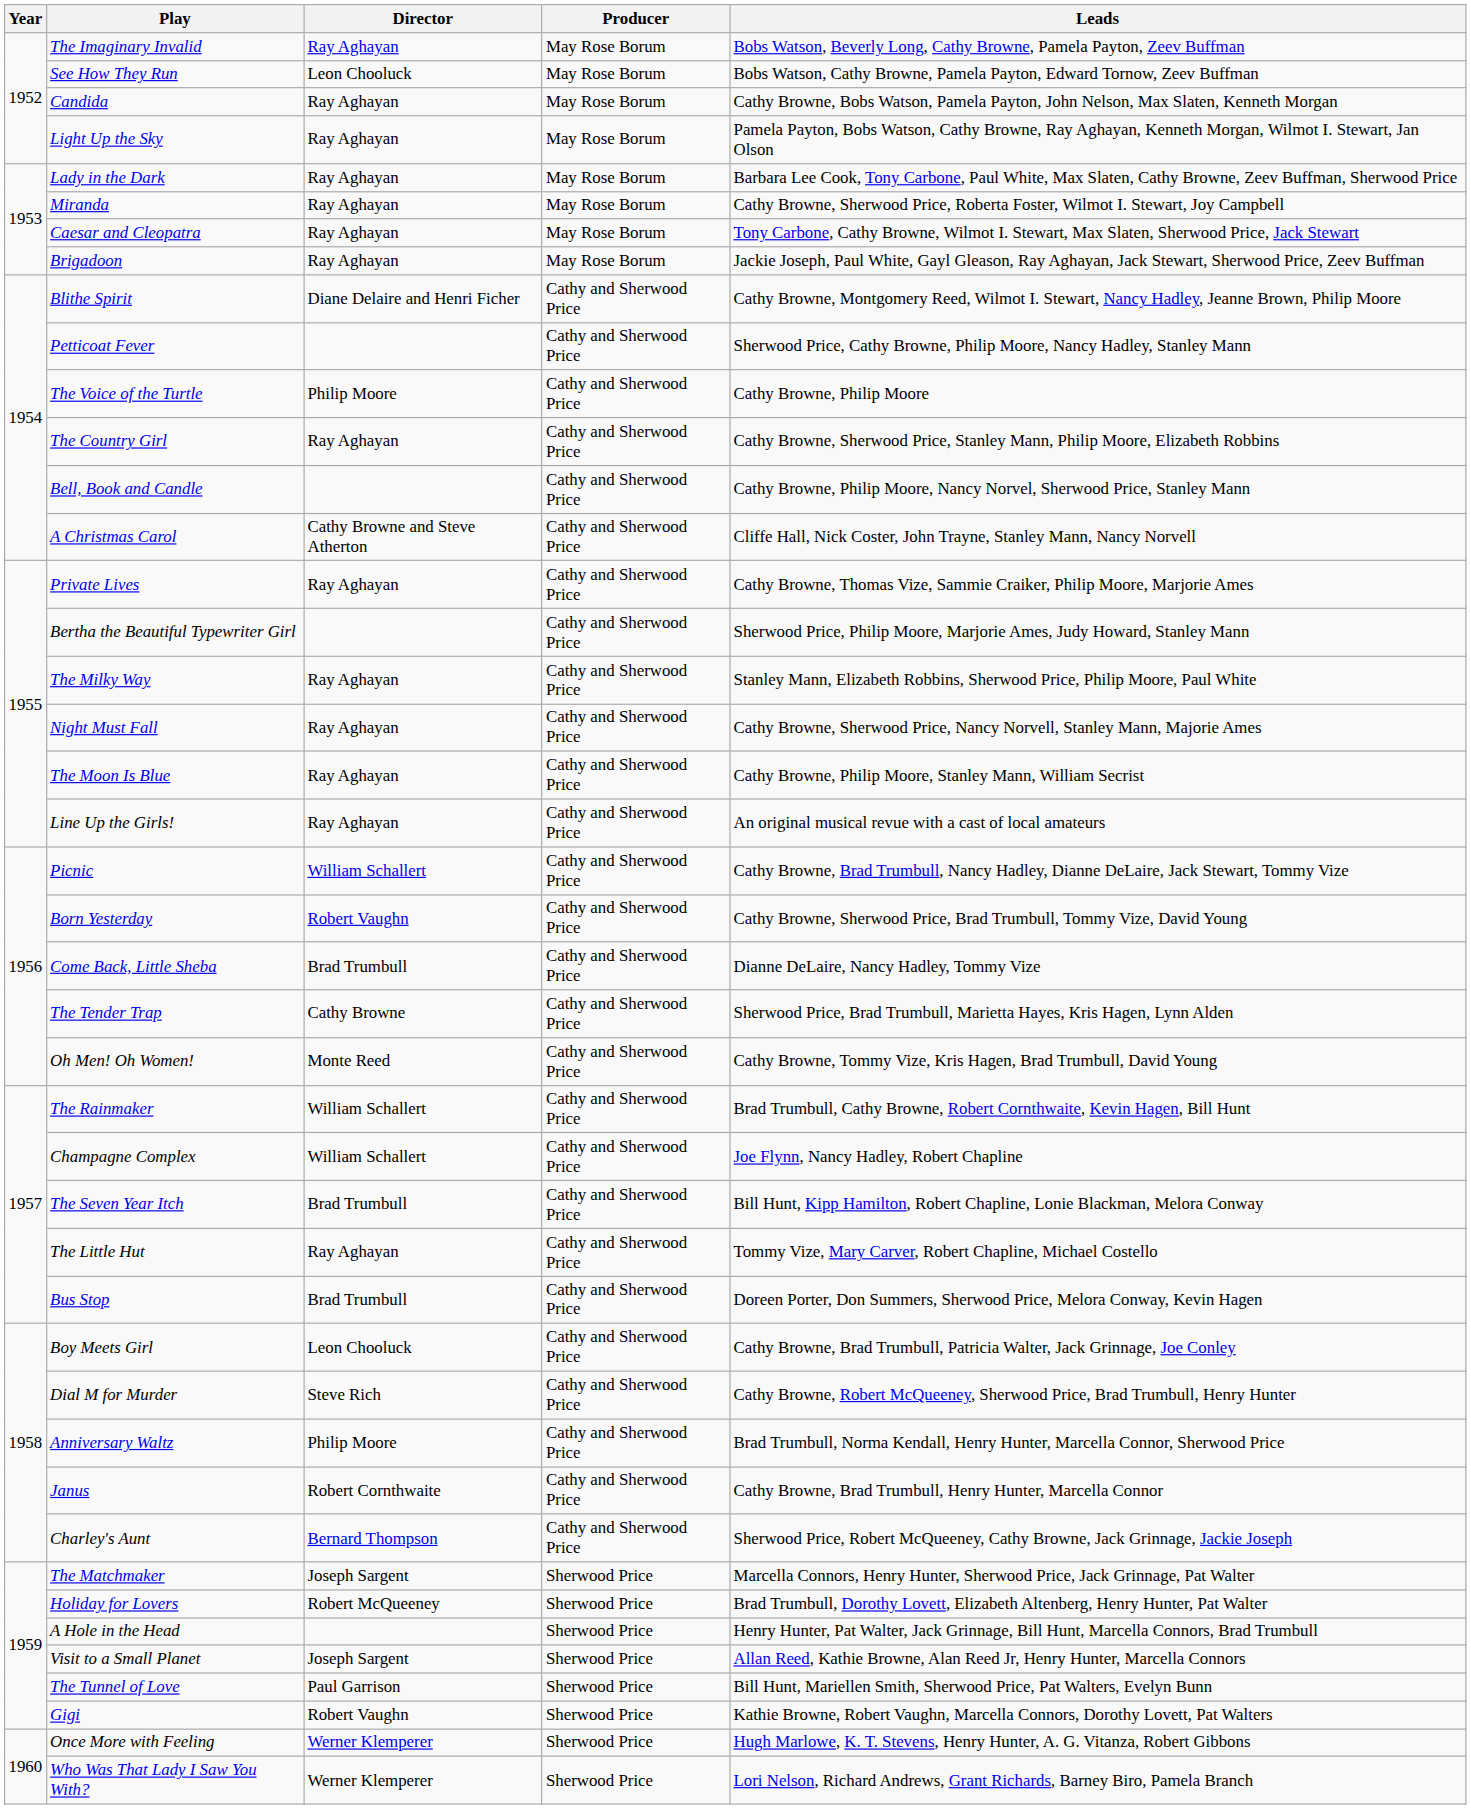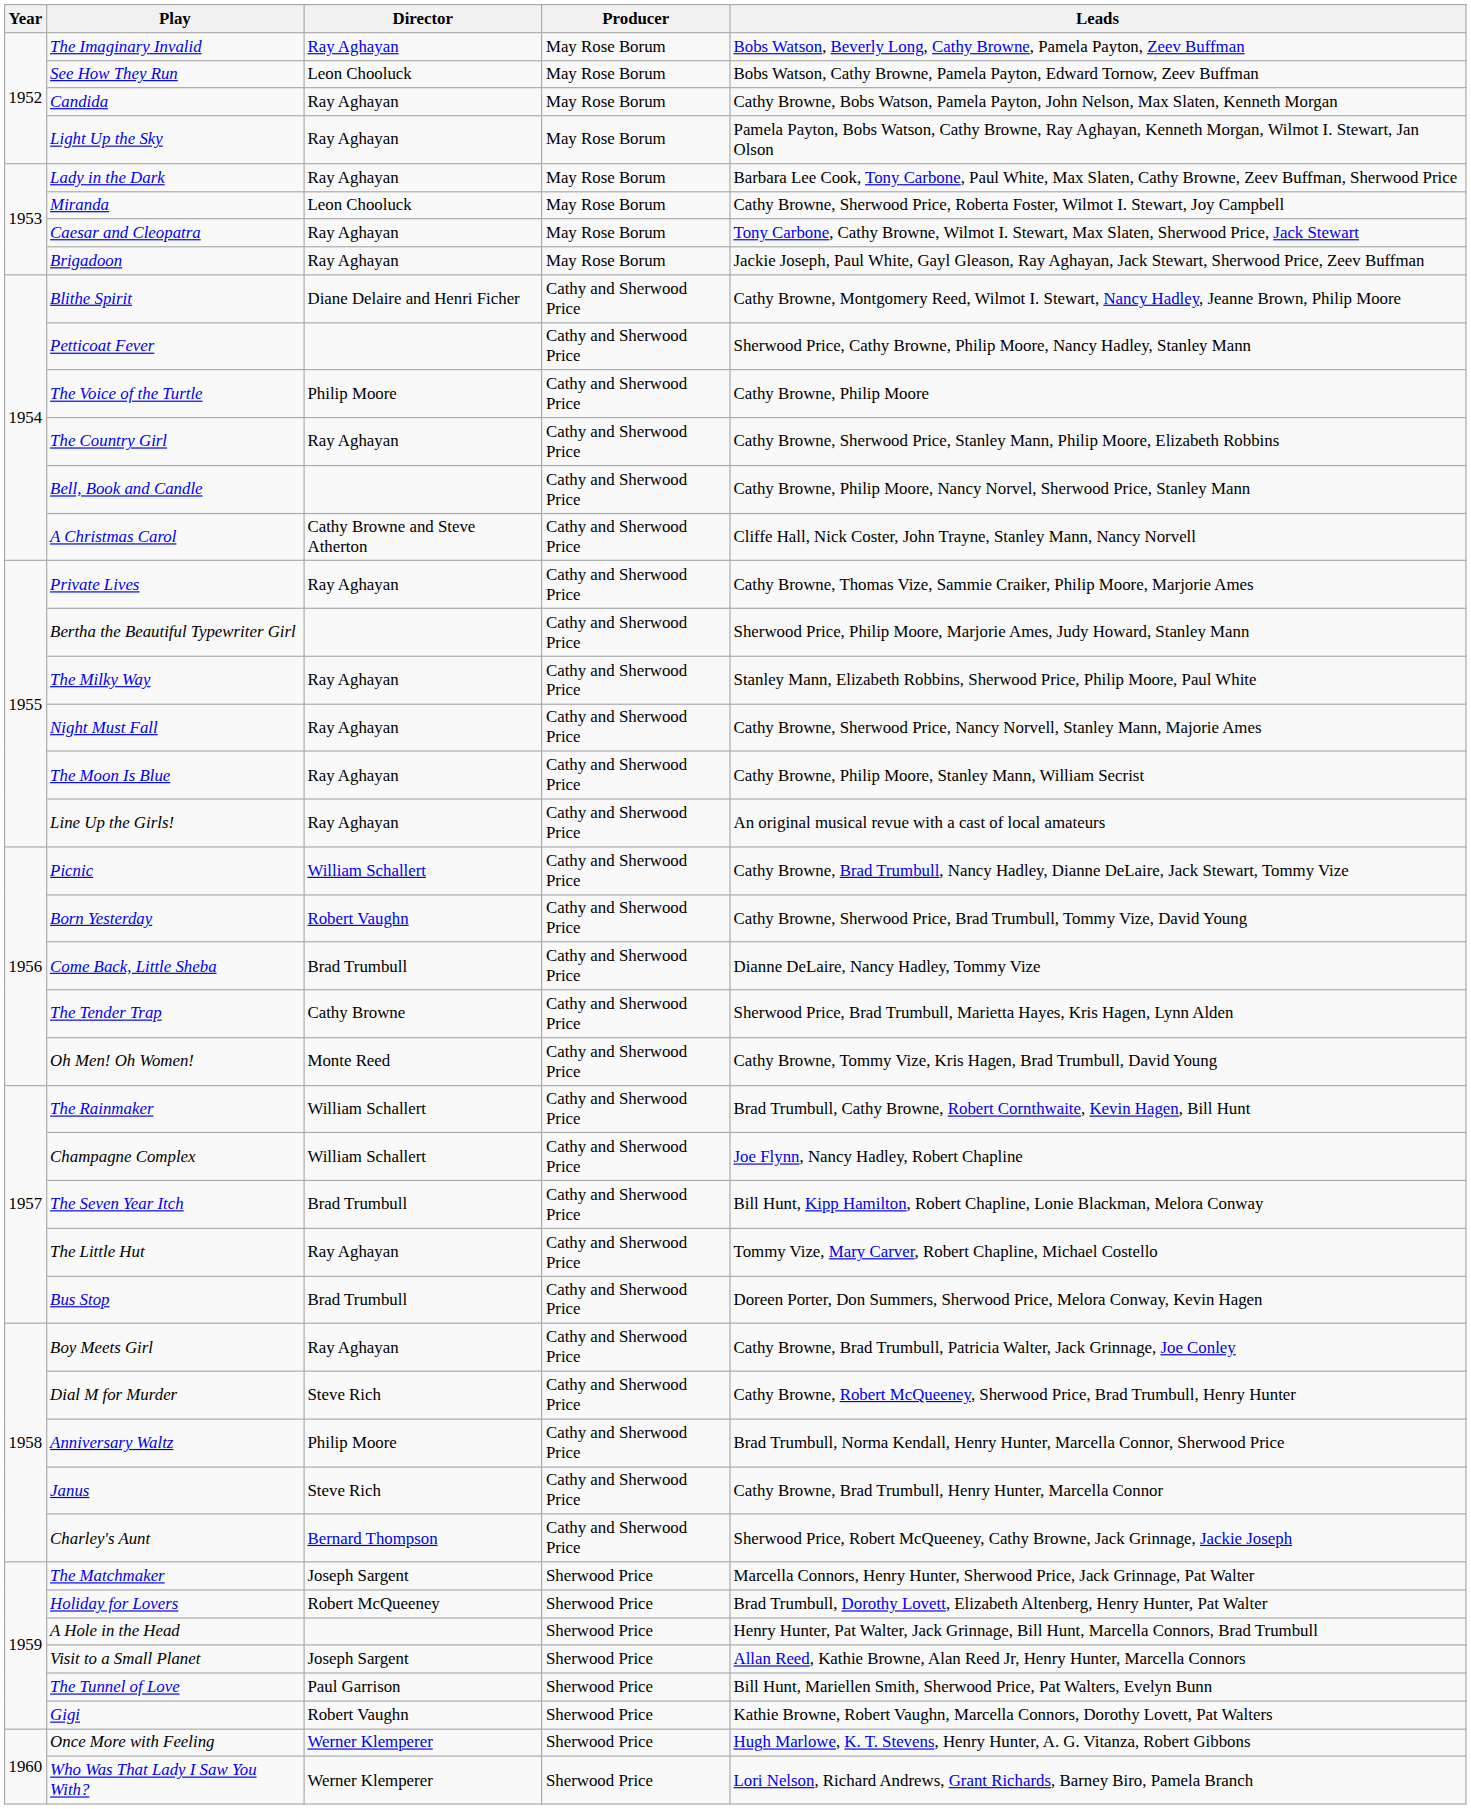(353, 205) Ray Aghayan -> (360, 205) Leon Chooluck
(360, 1347) Leon Chooluck -> (353, 1347) Ray Aghayan
(374, 1490) Robert Cornthwaite -> (344, 1490) Steve Rich
